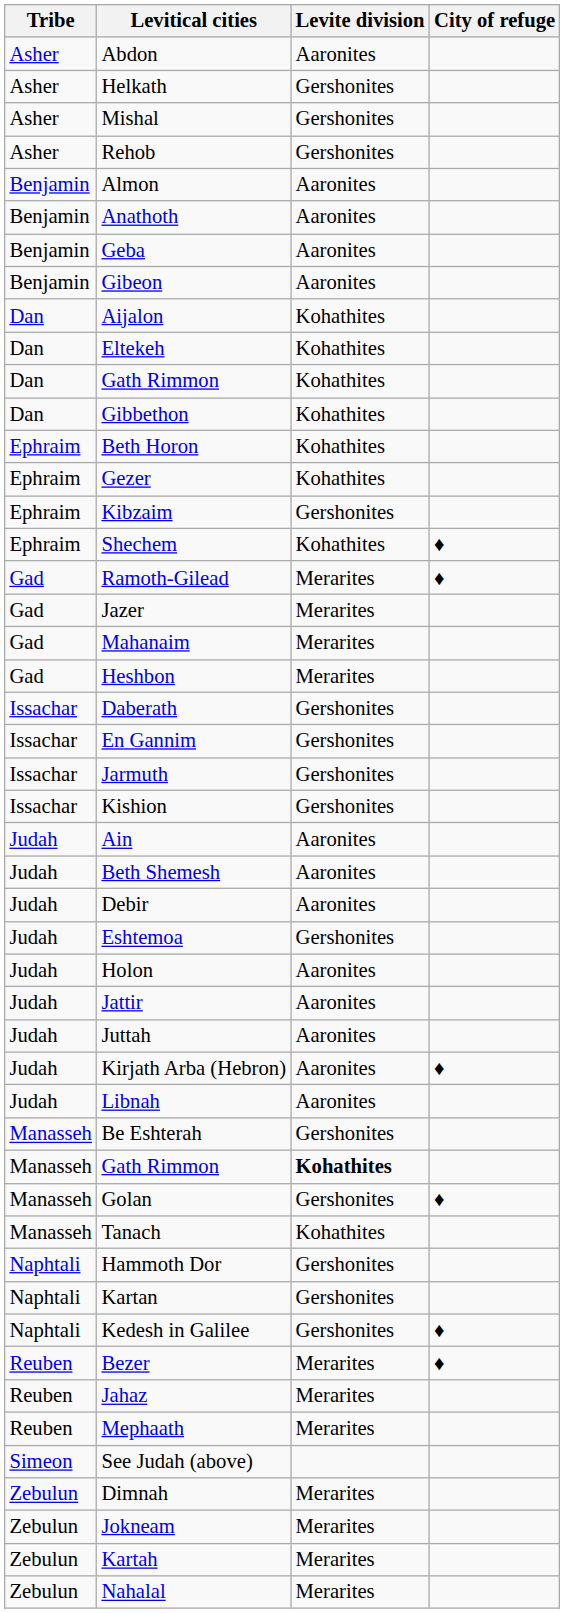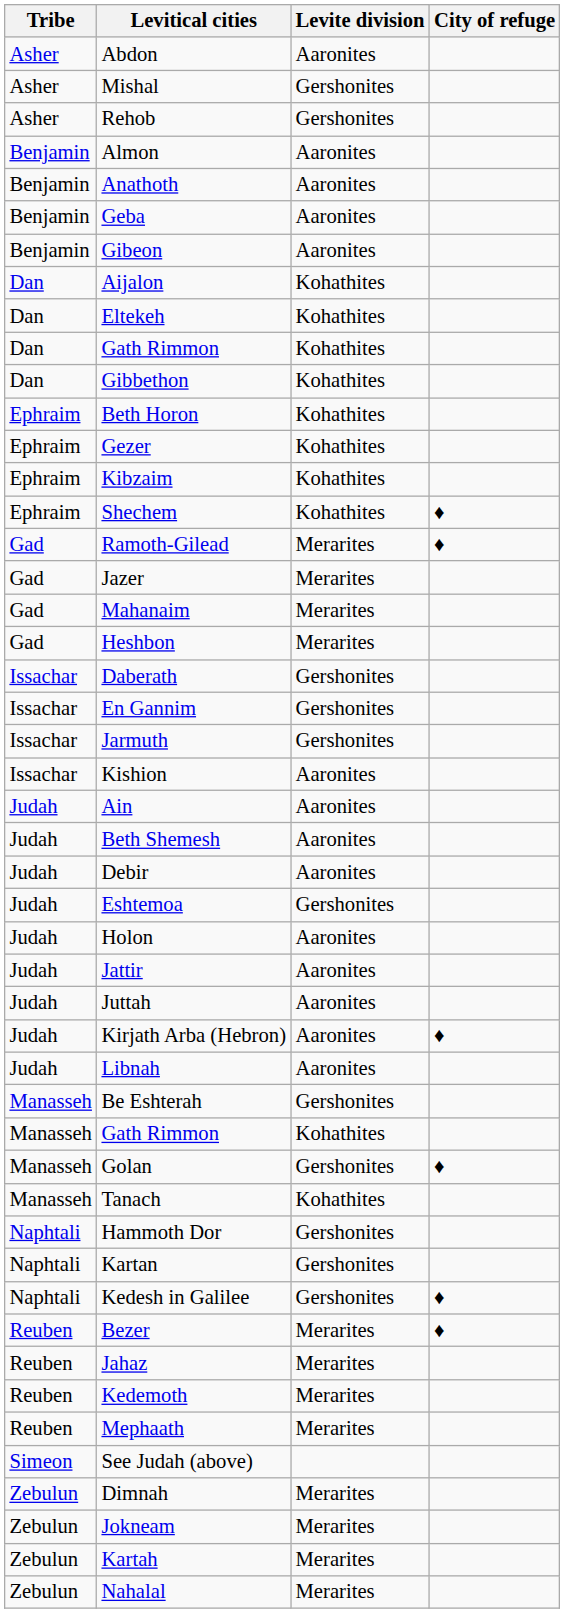- row: (34, 86)
(345, 511) Gershonites -> (340, 479) Kohathites
(345, 806) Gershonites -> (336, 773) Aaronites
(344, 1166) bold -> (340, 1133) normal
+ row: (41, 1395)
